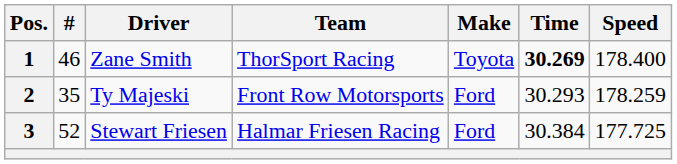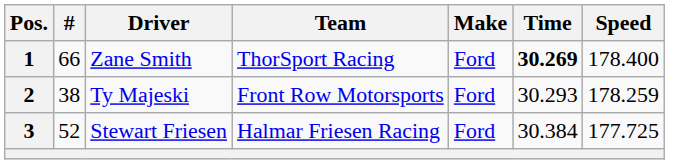(69, 58) 46 -> (69, 58) 66
(484, 58) Toyota -> (475, 58) Ford
(69, 94) 35 -> (69, 94) 38
